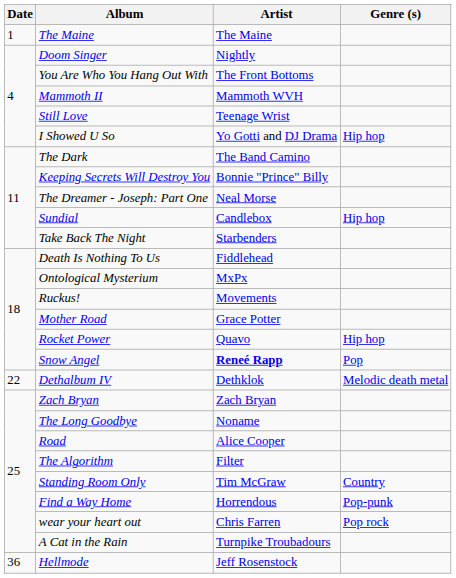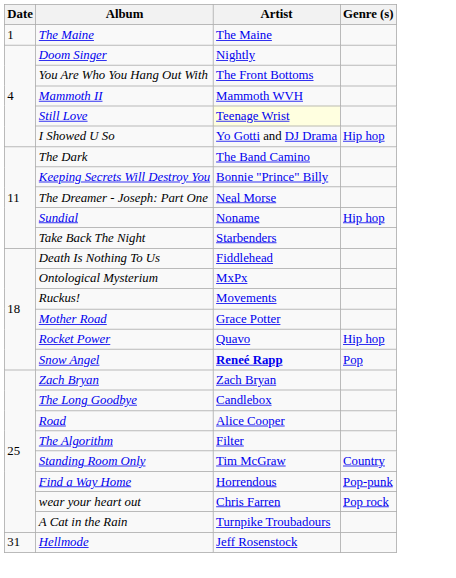(253, 116) no background -> (253, 116) lightyellow background
(244, 217) Candlebox -> (238, 217) Noname
- row: (75, 380)
(238, 420) Noname -> (244, 400) Candlebox
(14, 562) 36 -> (14, 542) 31
